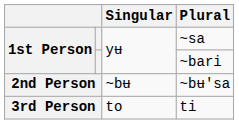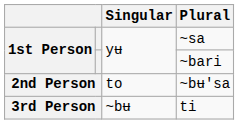(118, 85) ~bʉ -> (114, 85) to
(114, 108) to -> (118, 108) ~bʉ
